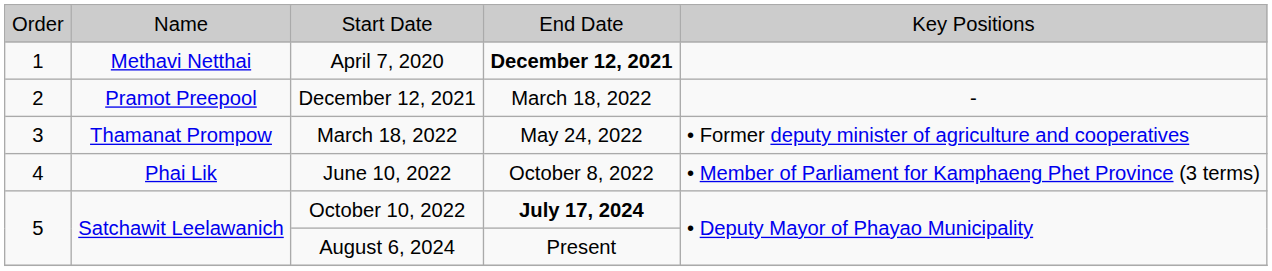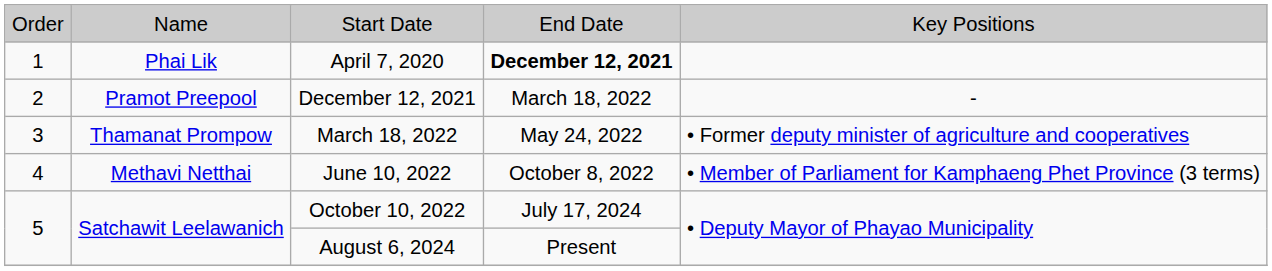(181, 61) Methavi Netthai -> (181, 61) Phai Lik
(181, 172) Phai Lik -> (181, 172) Methavi Netthai
(581, 210) bold -> (581, 210) normal
